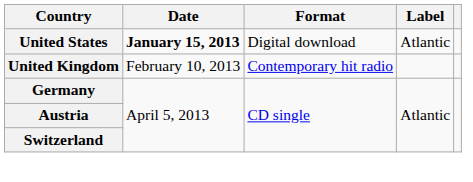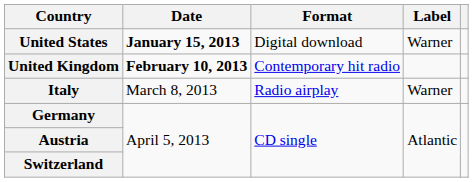(425, 41) Atlantic -> (430, 41) Warner
(183, 66) normal -> (187, 66) bold
+ row: (63, 90)
